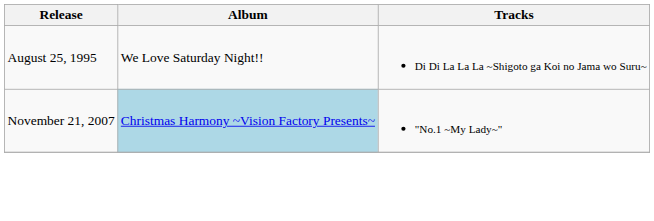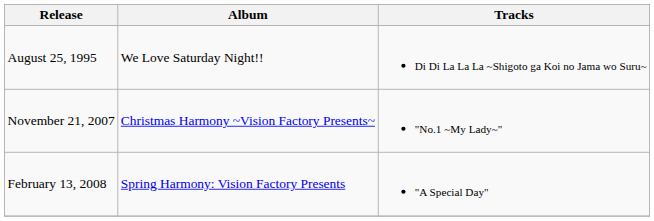(248, 120) lightblue background -> (248, 120) no background
+ row: (57, 184)
